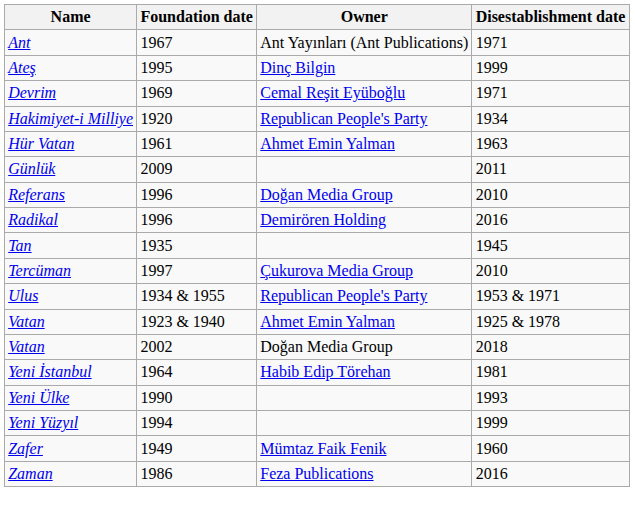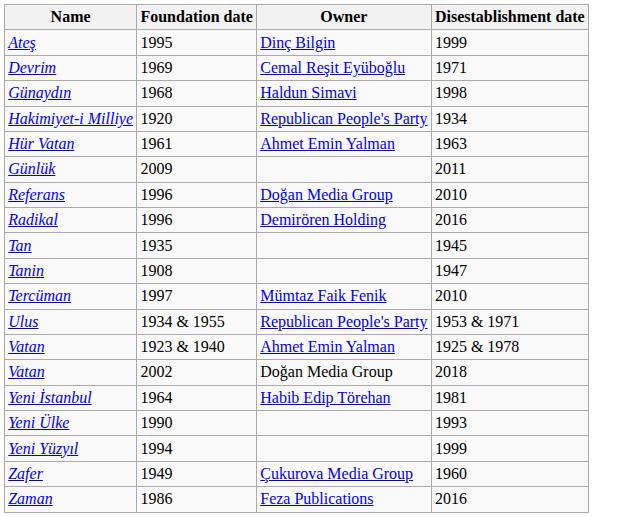- row: (19, 42)
+ row: (40, 93)
+ row: (26, 270)
(337, 270) Çukurova Media Group -> (323, 296) Mümtaz Faik Fenik
(323, 448) Mümtaz Faik Fenik -> (337, 473) Çukurova Media Group
